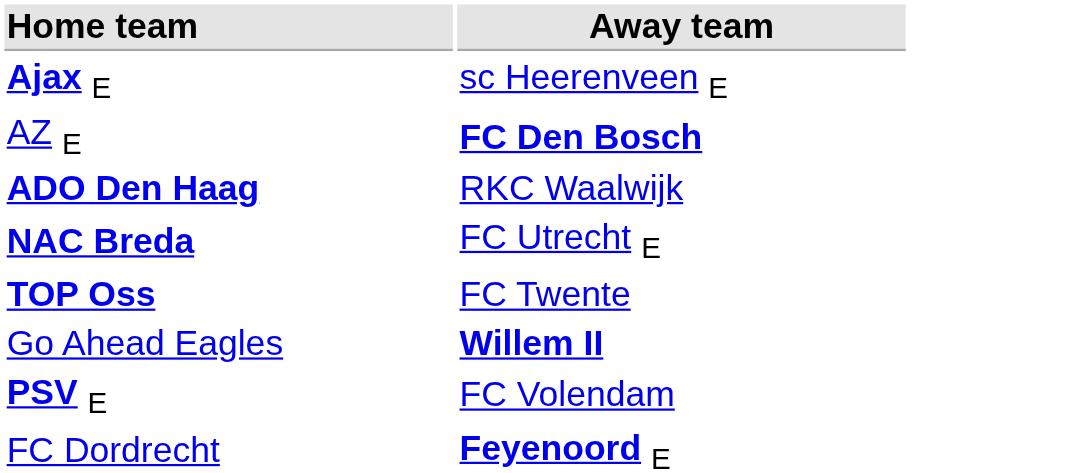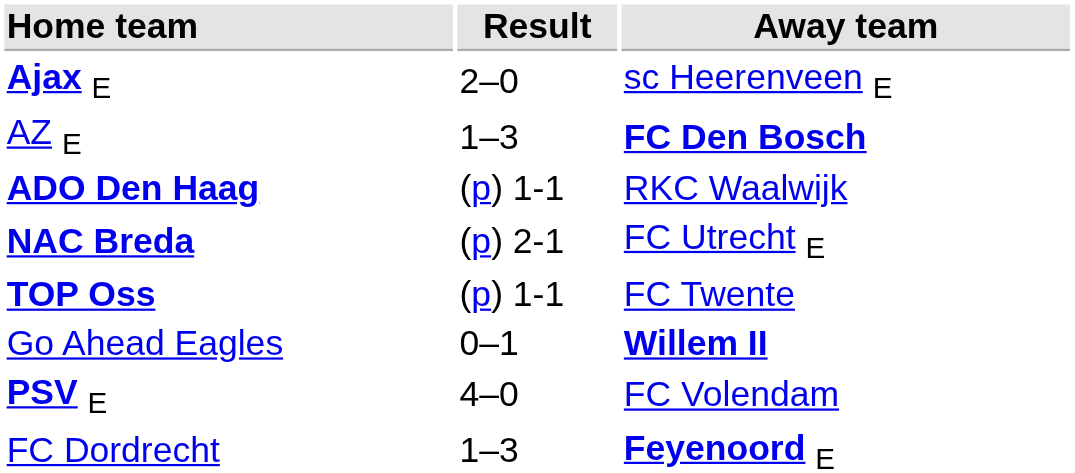+ column: (537, 26)
